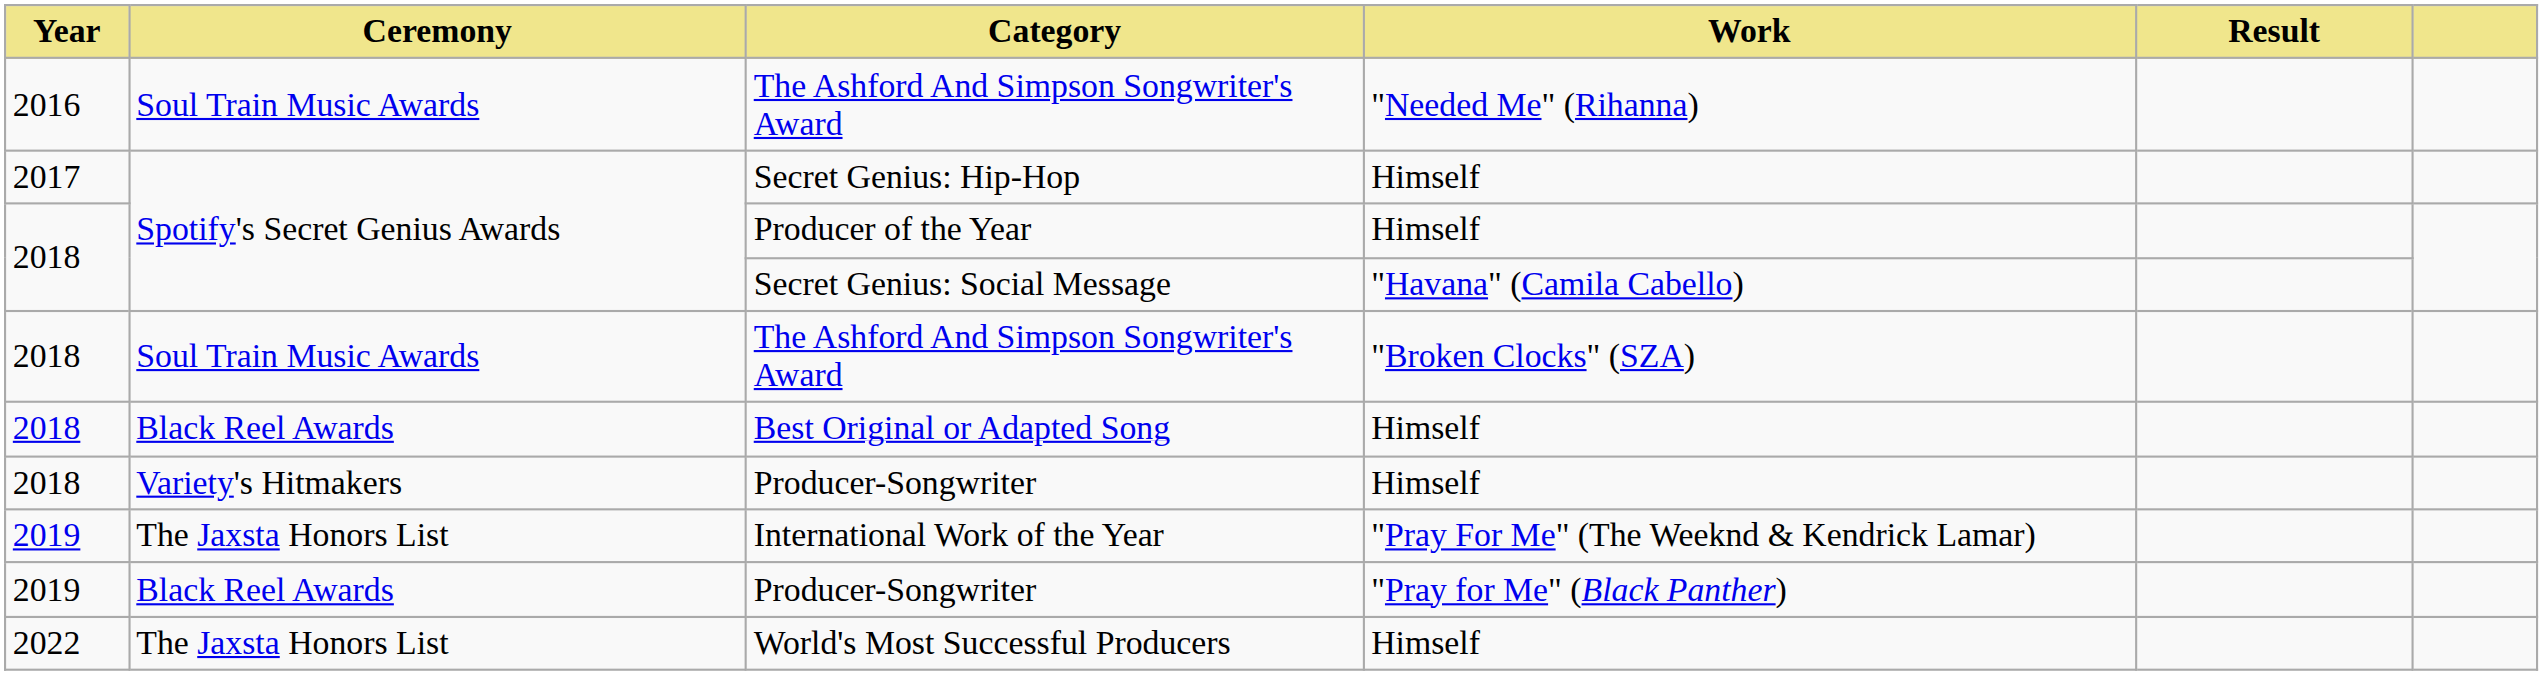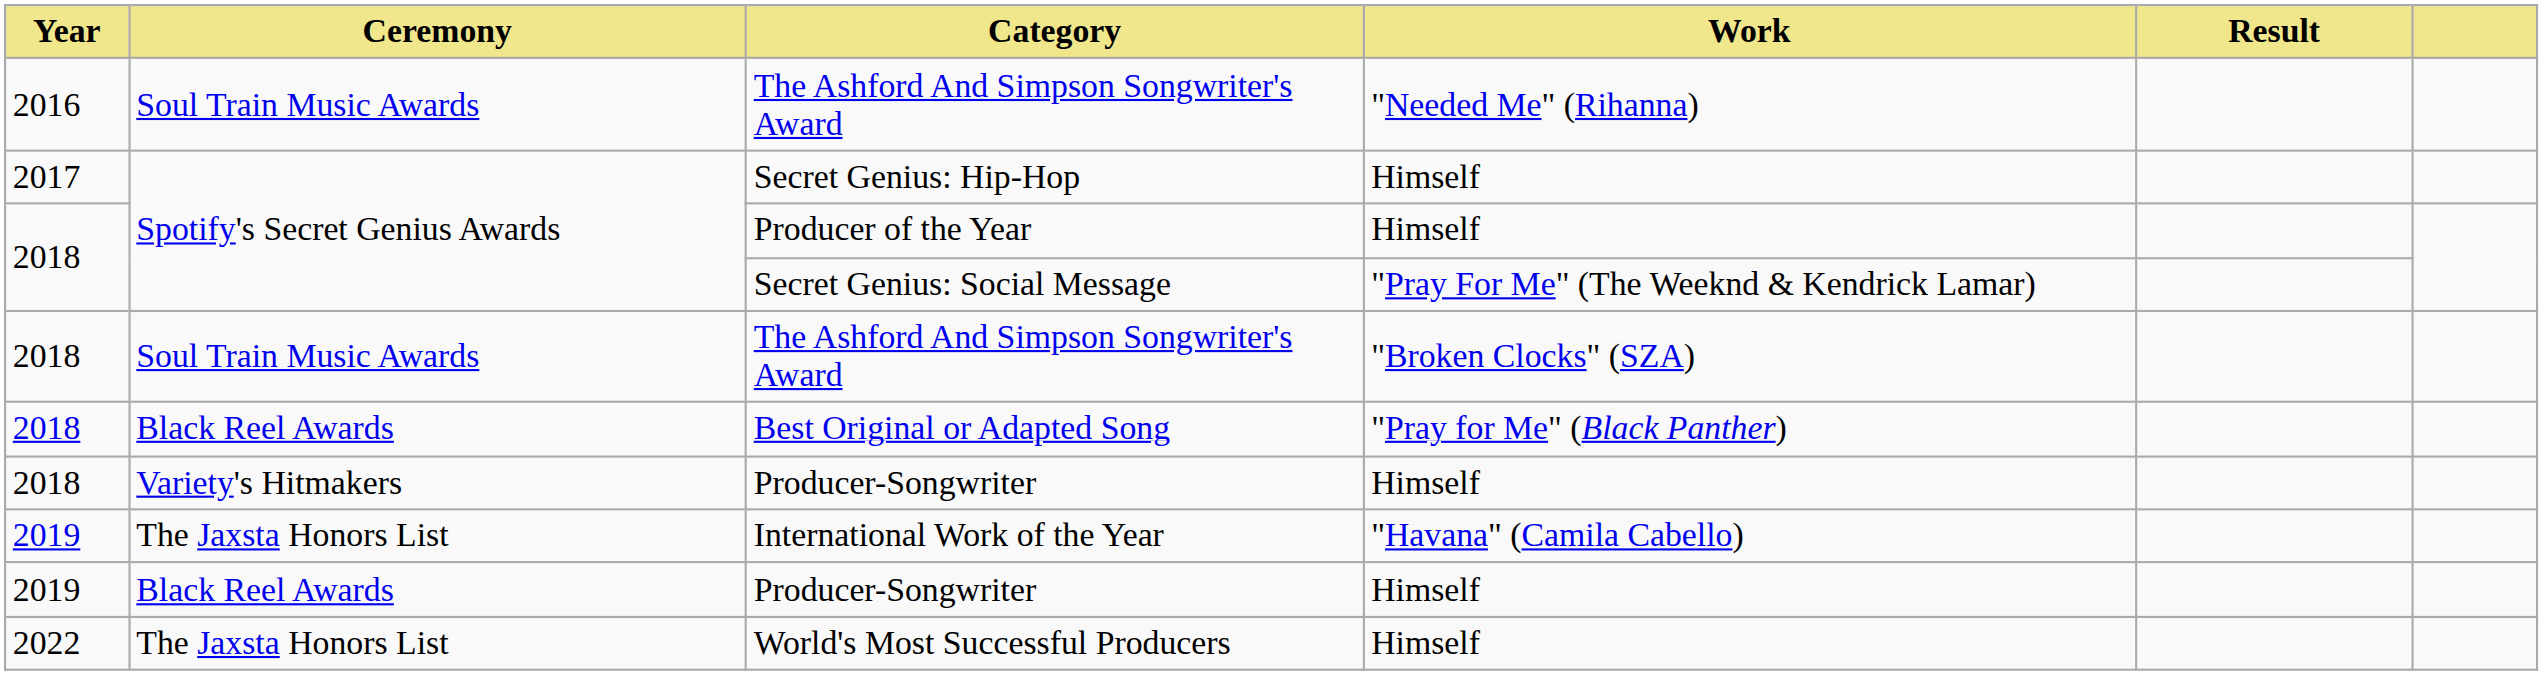(1557, 283) "Havana" (Camila Cabello) -> (1703, 283) "Pray For Me" (The Weeknd & Kendrick Lamar)
(1426, 428) Himself -> (1579, 428) "Pray for Me" (Black Panther)
(1703, 535) "Pray For Me" (The Weeknd & Kendrick Lamar) -> (1557, 535) "Havana" (Camila Cabello)
(1579, 589) "Pray for Me" (Black Panther) -> (1426, 589) Himself
